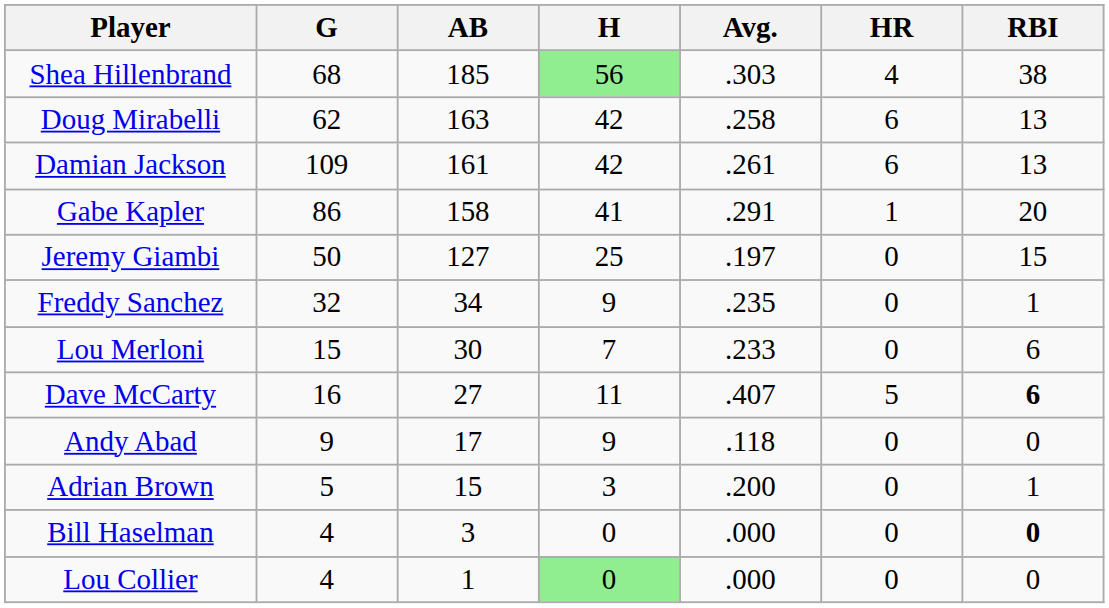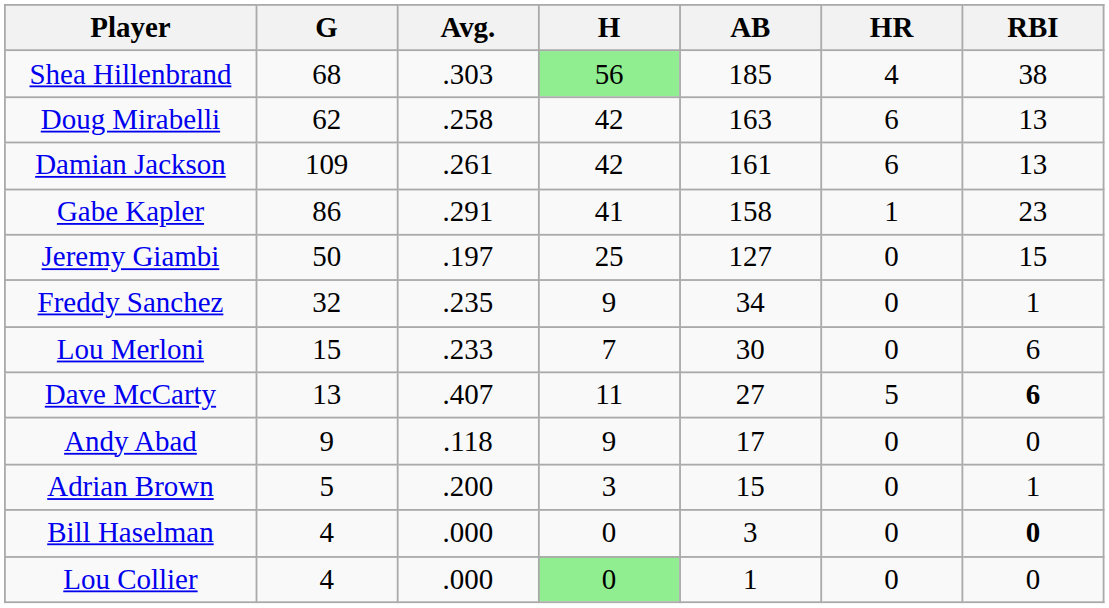columns swapped: (468, 27) <-> (750, 27)
(1033, 211) 20 -> (1033, 211) 23
(327, 394) 16 -> (327, 394) 13
